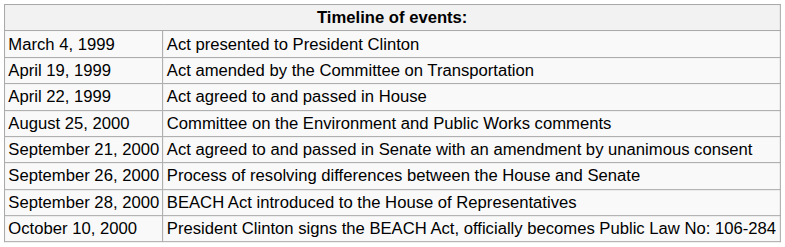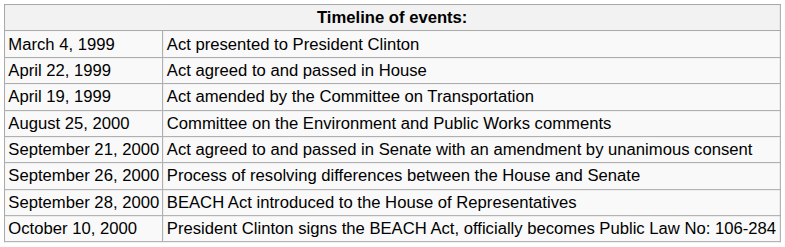rows swapped: (60, 70) <-> (60, 96)
